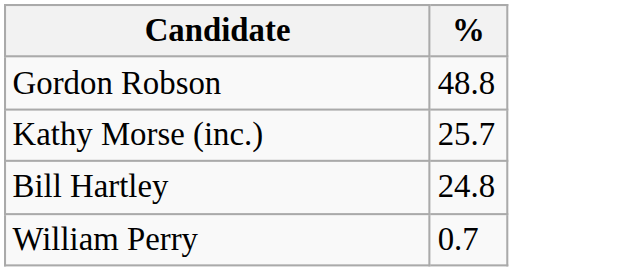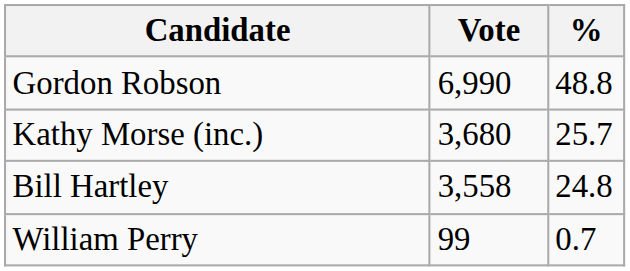+ column: (489, 30)
